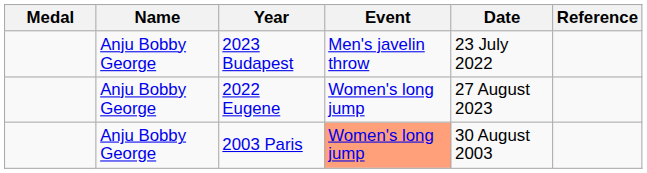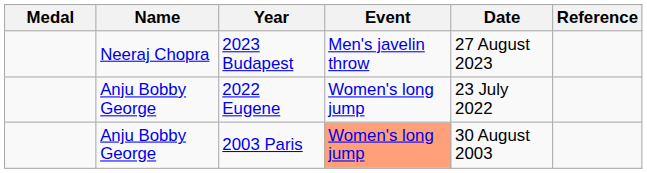(143, 53) Anju Bobby George -> (155, 53) Neeraj Chopra
(482, 53) 23 July 2022 -> (492, 53) 27 August 2023
(492, 99) 27 August 2023 -> (482, 99) 23 July 2022
